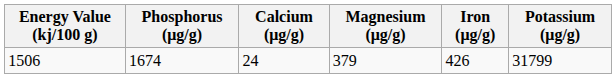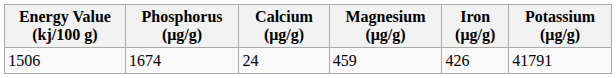(345, 60) 379 -> (345, 60) 459
(532, 60) 31799 -> (532, 60) 41791
